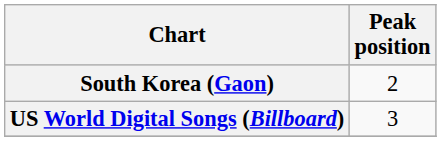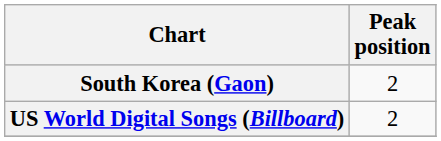(393, 118) 3 -> (393, 118) 2
